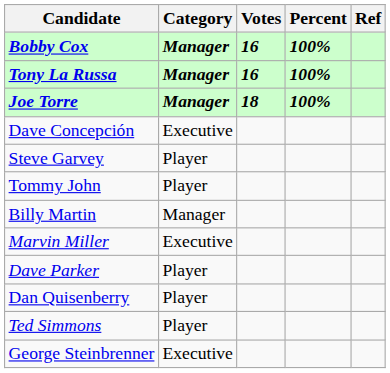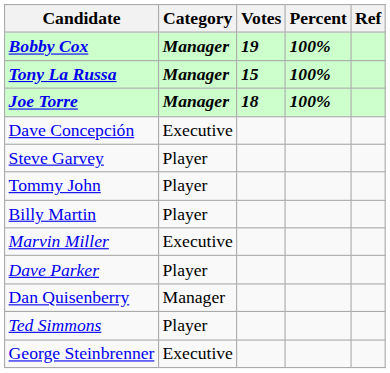(250, 46) 16 -> (250, 46) 19
(250, 74) 16 -> (250, 74) 15
(194, 213) Manager -> (185, 213) Player
(185, 297) Player -> (194, 297) Manager
